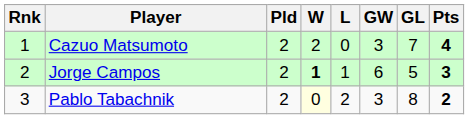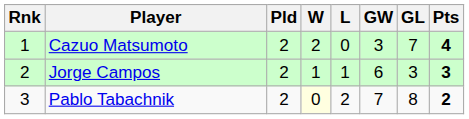(316, 72) bold -> (316, 72) normal
(413, 72) 5 -> (413, 72) 3
(378, 99) 3 -> (378, 99) 7
